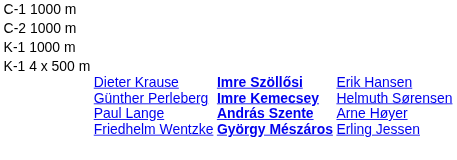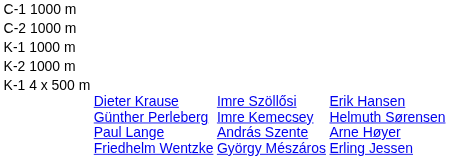+ row: (40, 66)
(275, 106) bold -> (271, 125) normal
